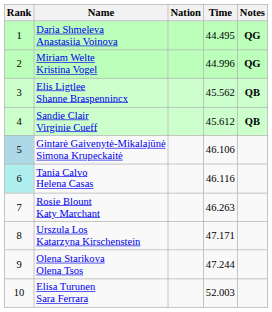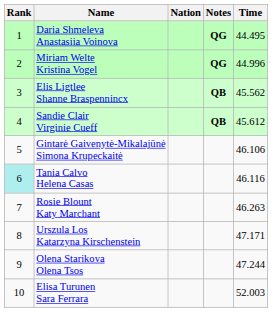columns swapped: (220, 12) <-> (252, 12)
(19, 150) lightblue background -> (19, 150) no background
